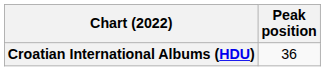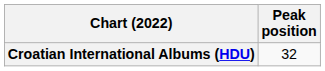(289, 54) 36 -> (289, 54) 32
